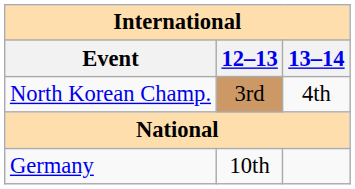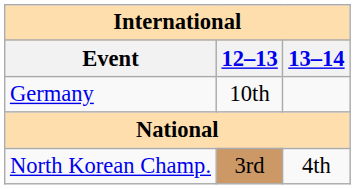rows swapped: (52, 165) <-> (110, 93)
